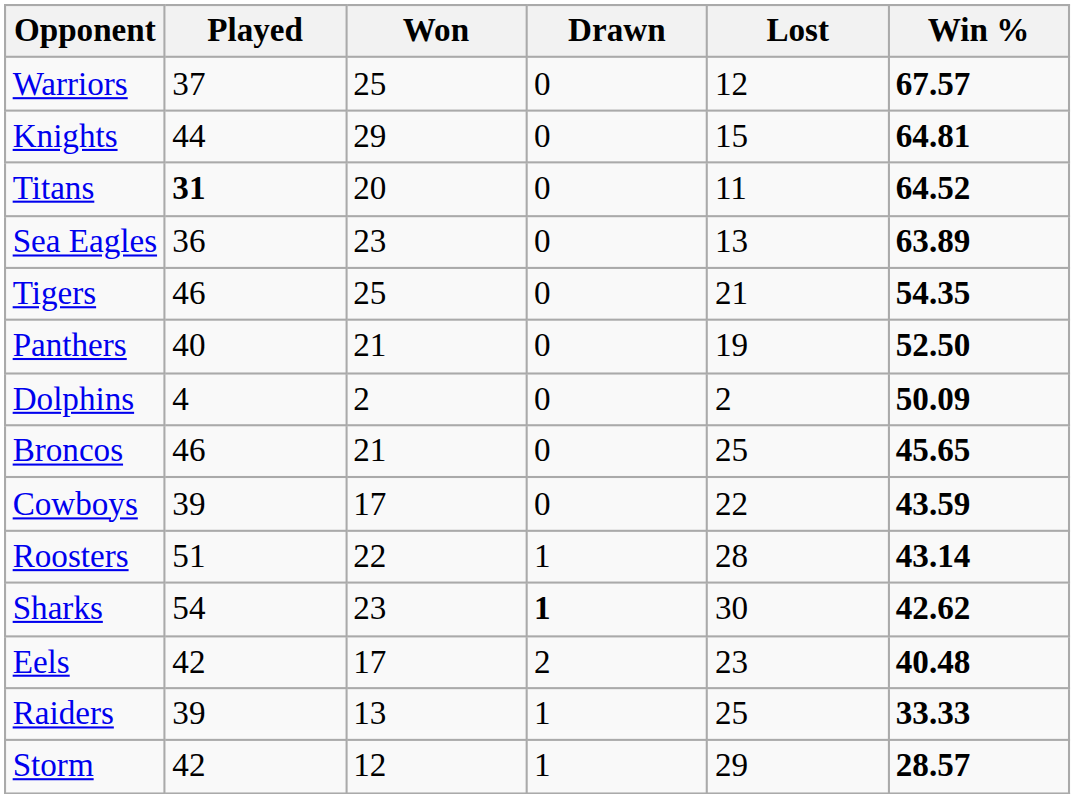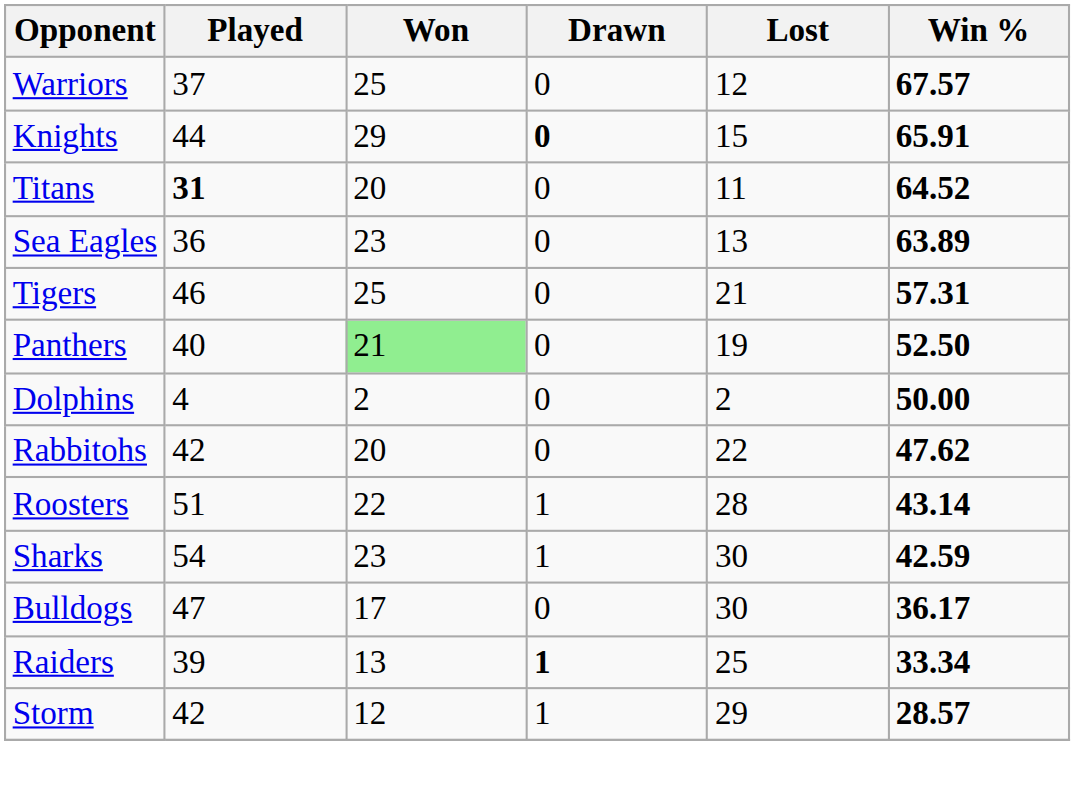(542, 135) normal -> (542, 135) bold
(933, 135) 64.81 -> (933, 135) 65.91
(933, 293) 54.35 -> (933, 293) 57.31
(370, 345) no background -> (370, 345) lightgreen background
(933, 398) 50.09 -> (933, 398) 50.00
+ row: (80, 450)
- row: (68, 450)
- row: (75, 503)
(542, 608) bold -> (542, 556) normal
(933, 608) 42.62 -> (933, 556) 42.59
- row: (41, 661)
+ row: (72, 608)
(542, 713) normal -> (542, 661) bold
(933, 713) 33.33 -> (933, 661) 33.34
